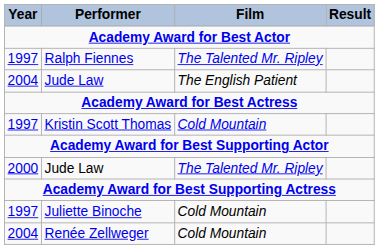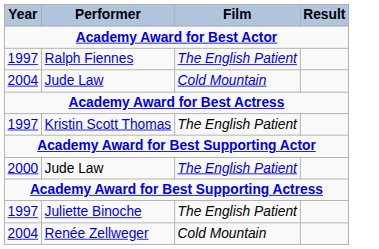(250, 59) The Talented Mr. Ripley -> (237, 59) The English Patient
(237, 80) The English Patient -> (222, 80) Cold Mountain
(222, 124) Cold Mountain -> (237, 124) The English Patient
(250, 168) The Talented Mr. Ripley -> (237, 168) The English Patient
(222, 211) Cold Mountain -> (237, 211) The English Patient
